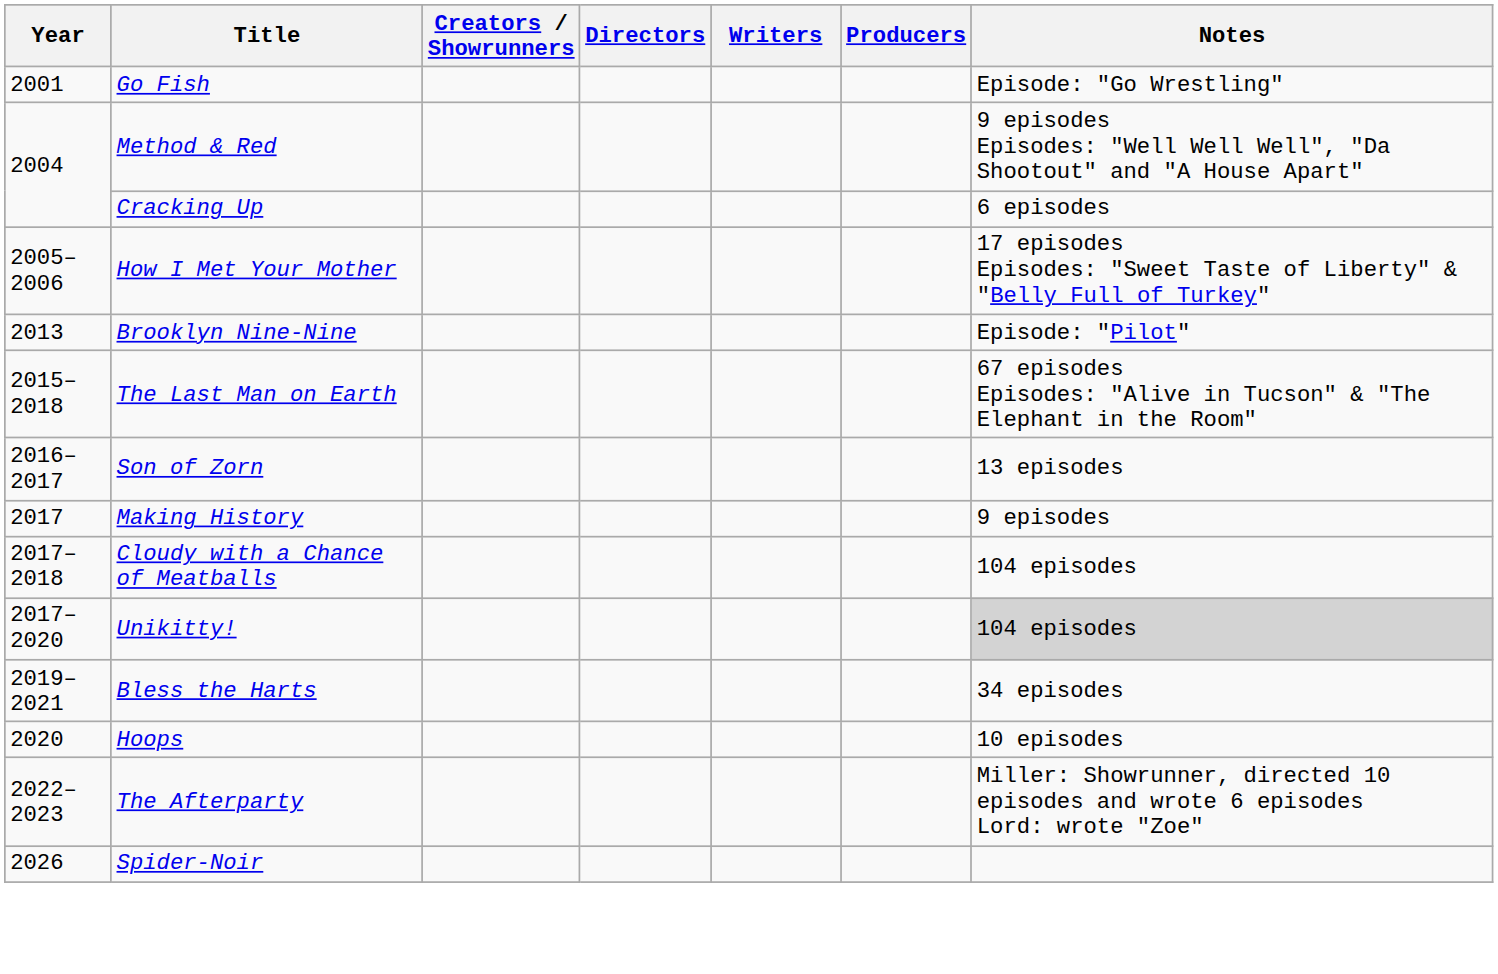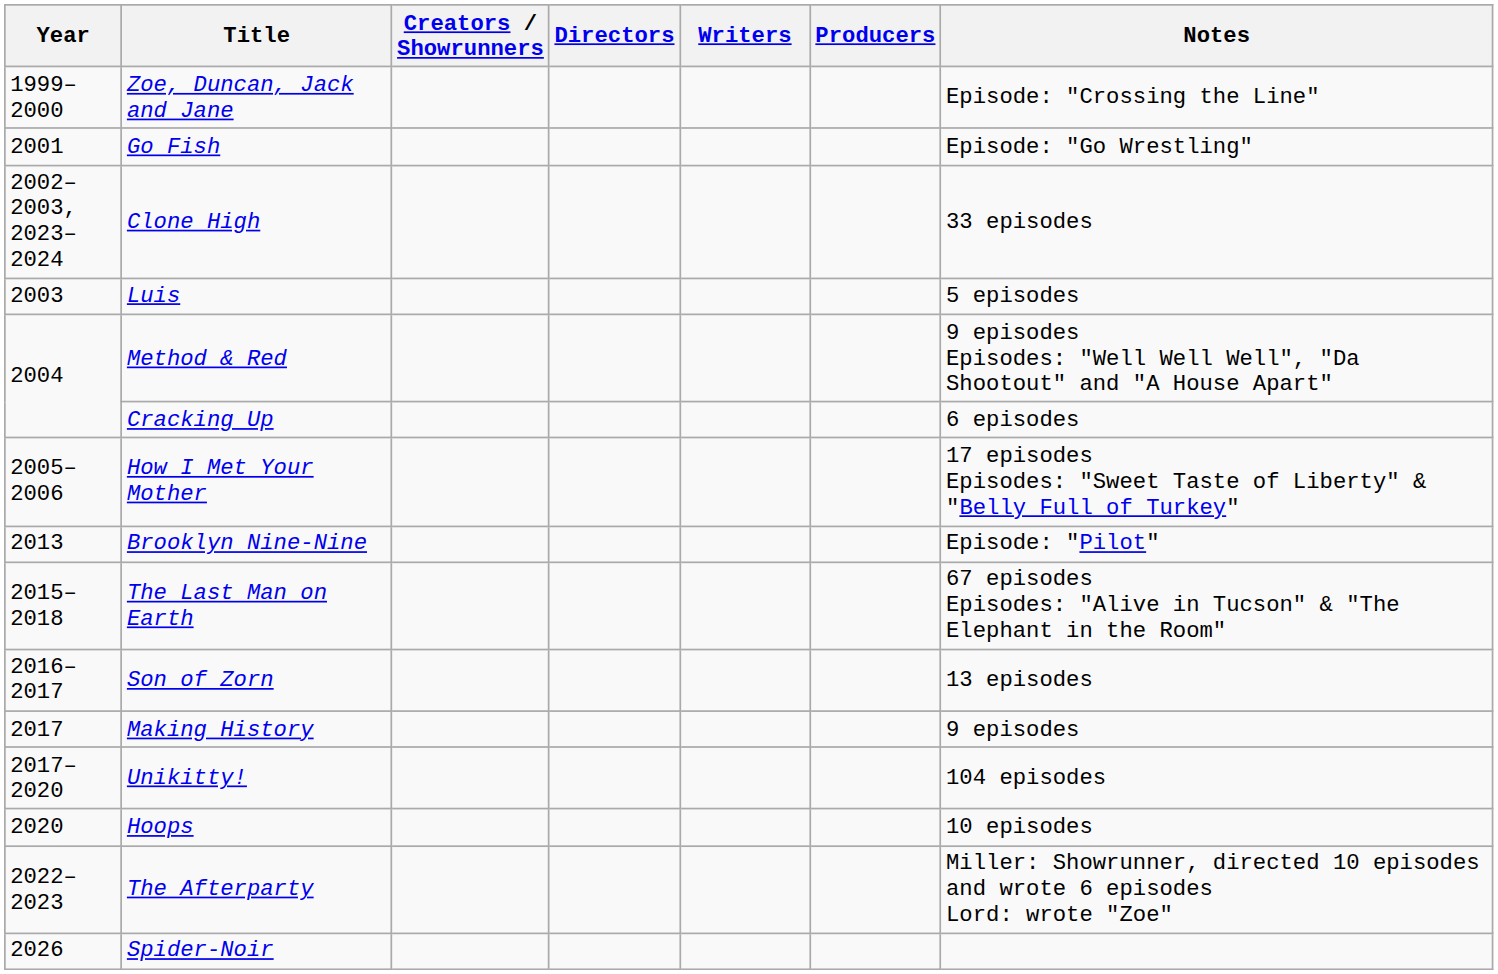+ row: (240, 98)
+ row: (194, 221)
+ row: (154, 296)
- row: (250, 567)
(1057, 629) lightgrey background -> (1026, 778) no background
- row: (217, 691)
